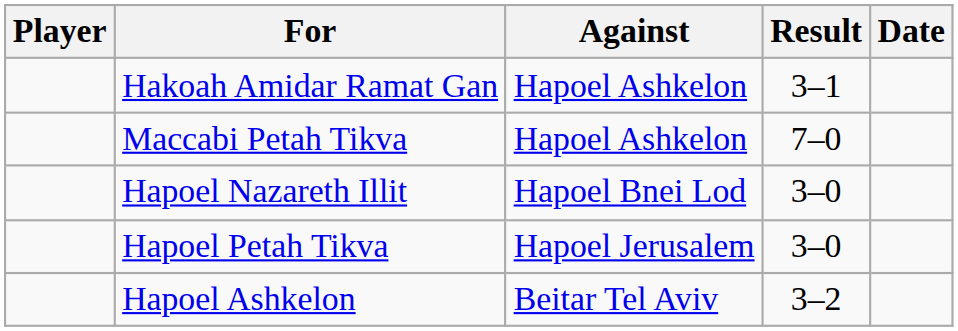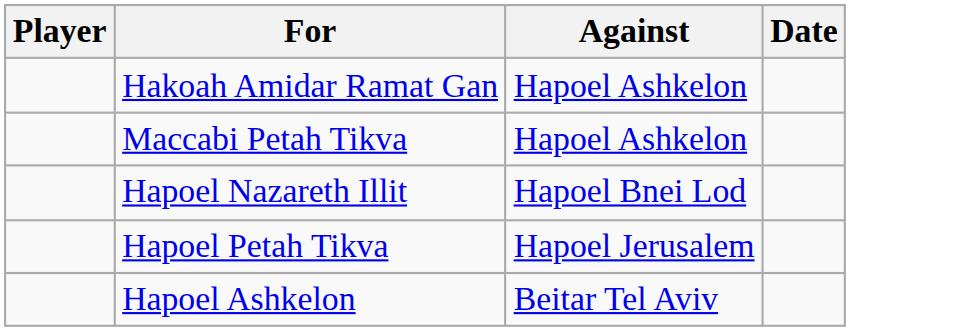- column: (816, 31)
